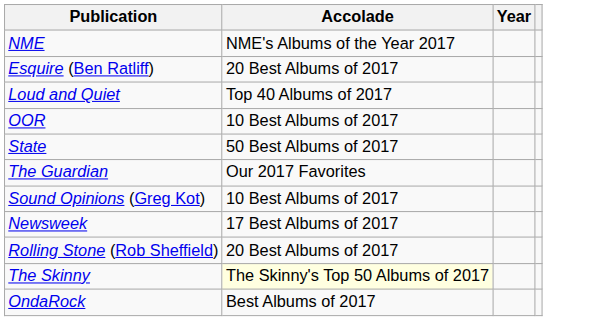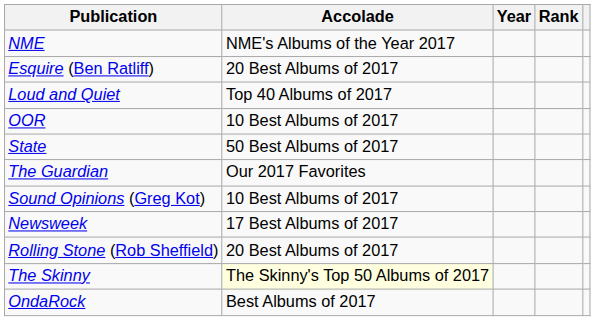+ column: (559, 17)
